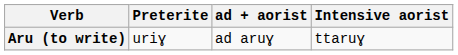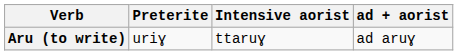columns swapped: (261, 16) <-> (382, 16)
